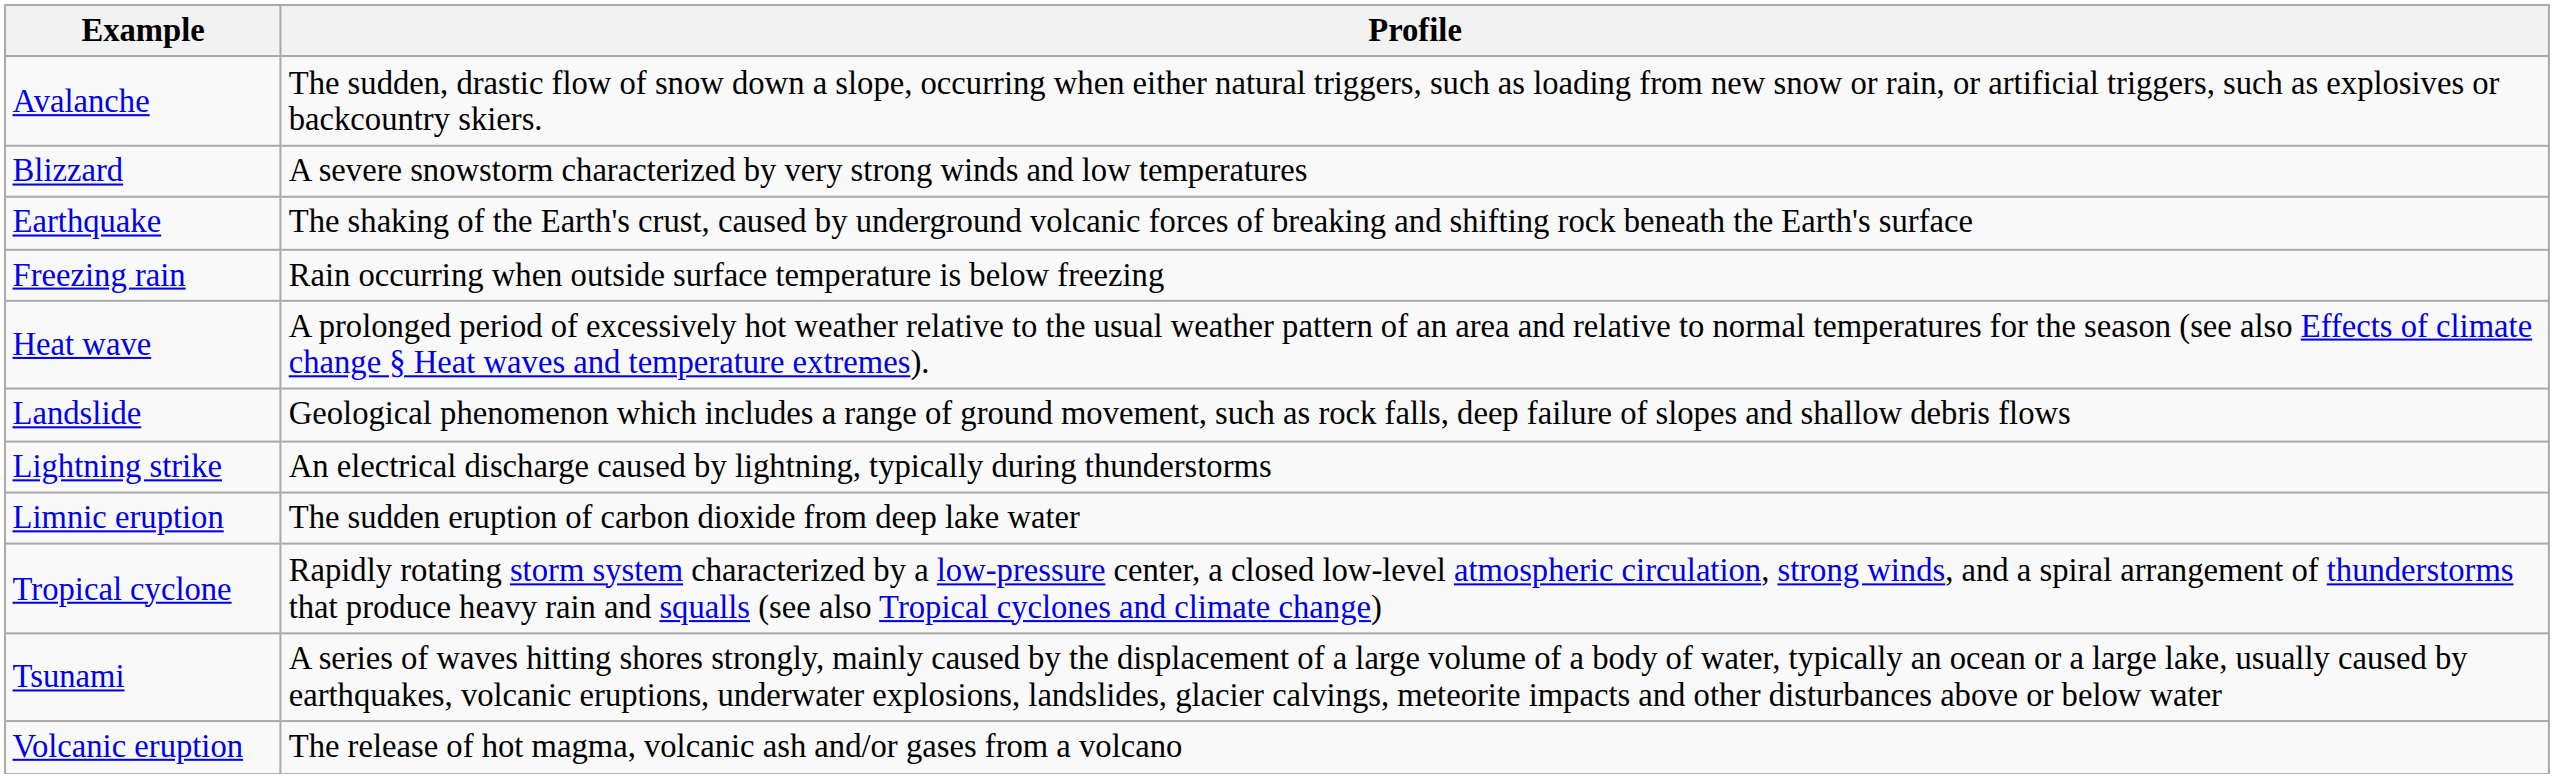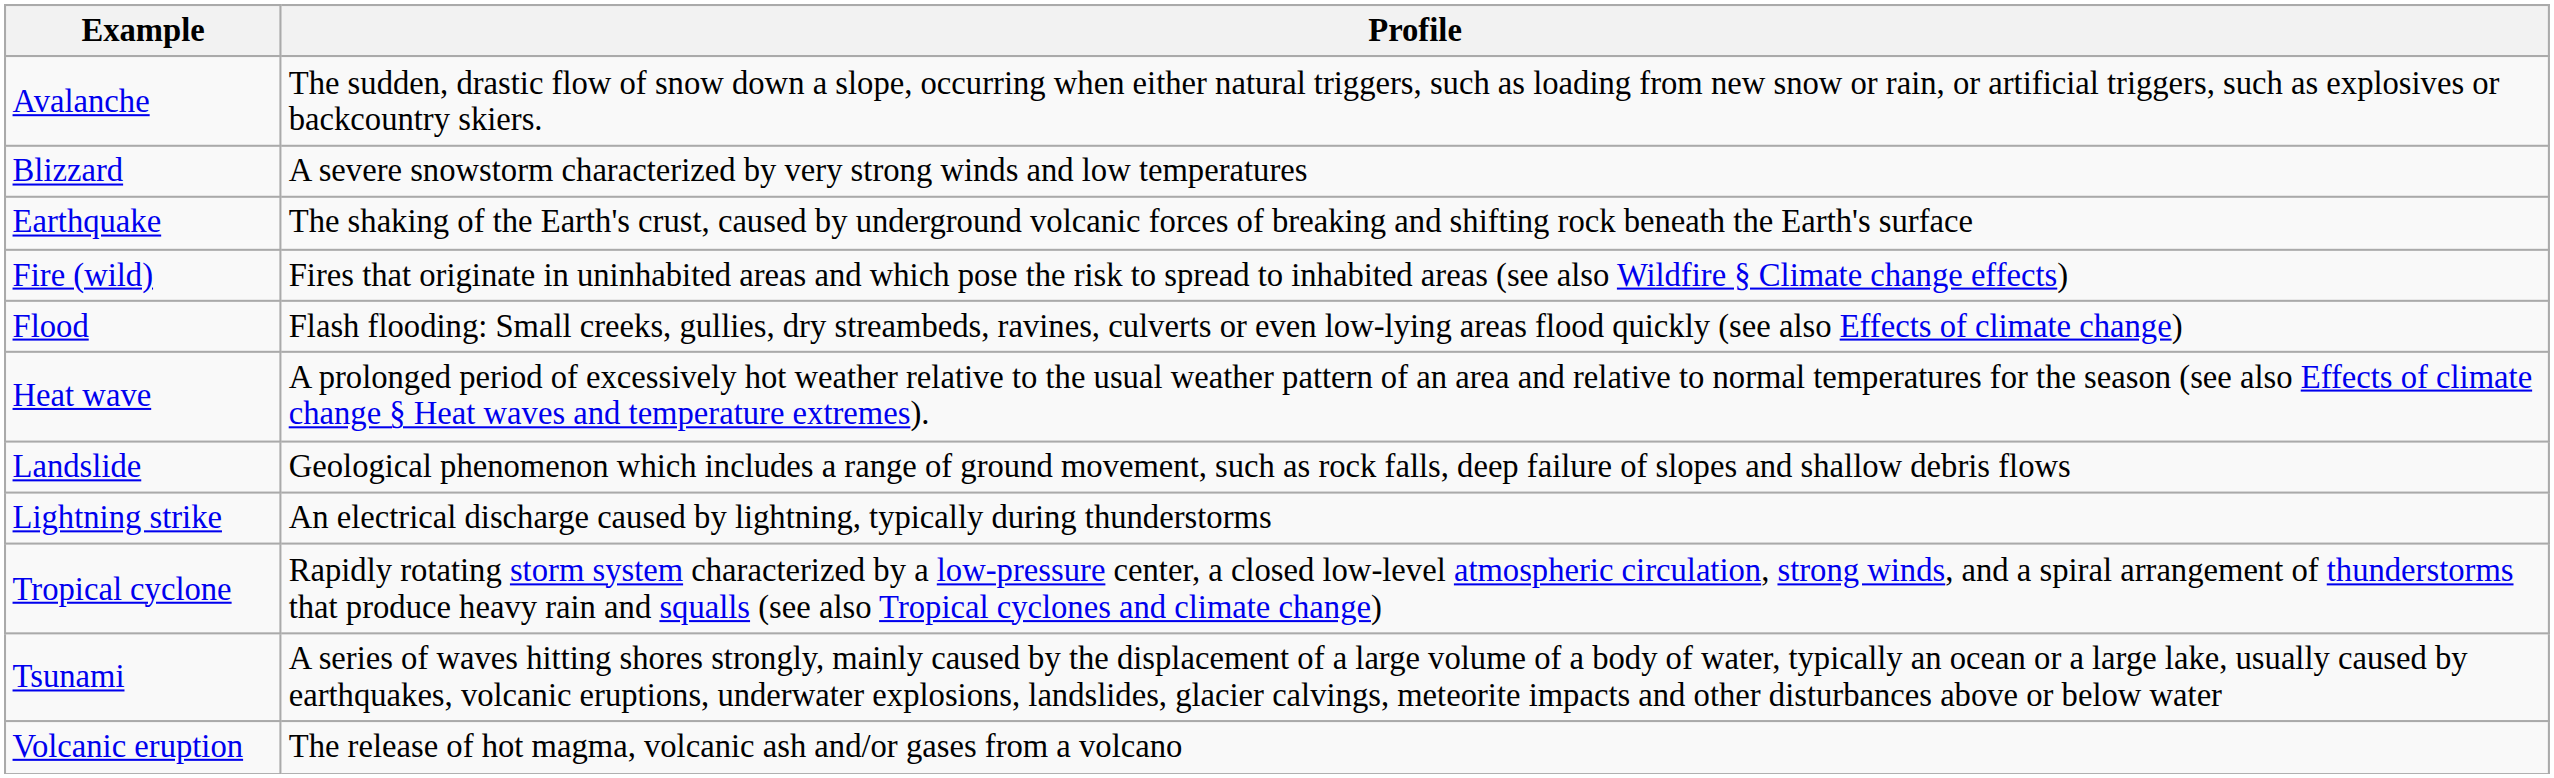+ row: (83, 274)
+ row: (51, 325)
- row: (99, 274)
- row: (118, 517)
